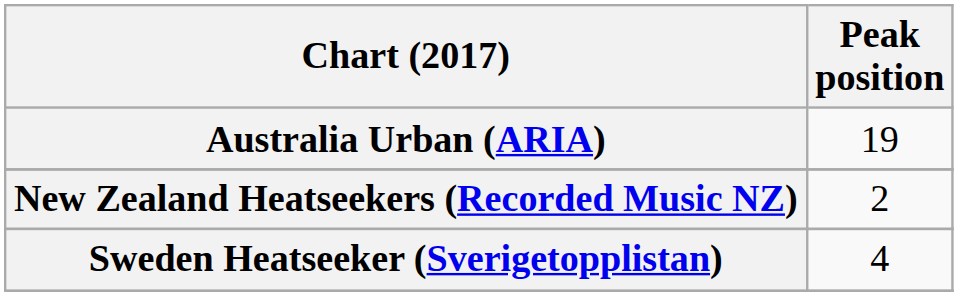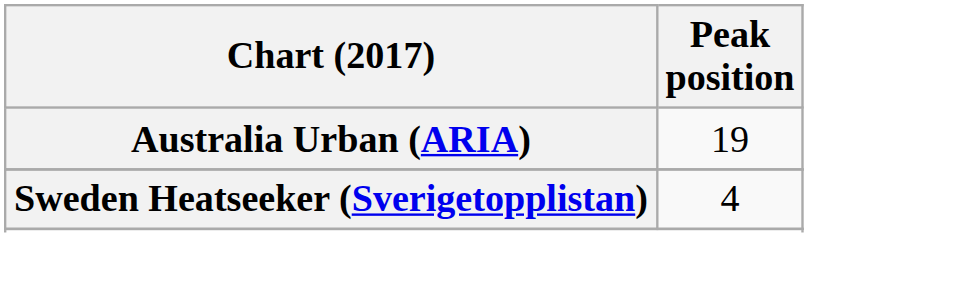- row: (406, 198)
